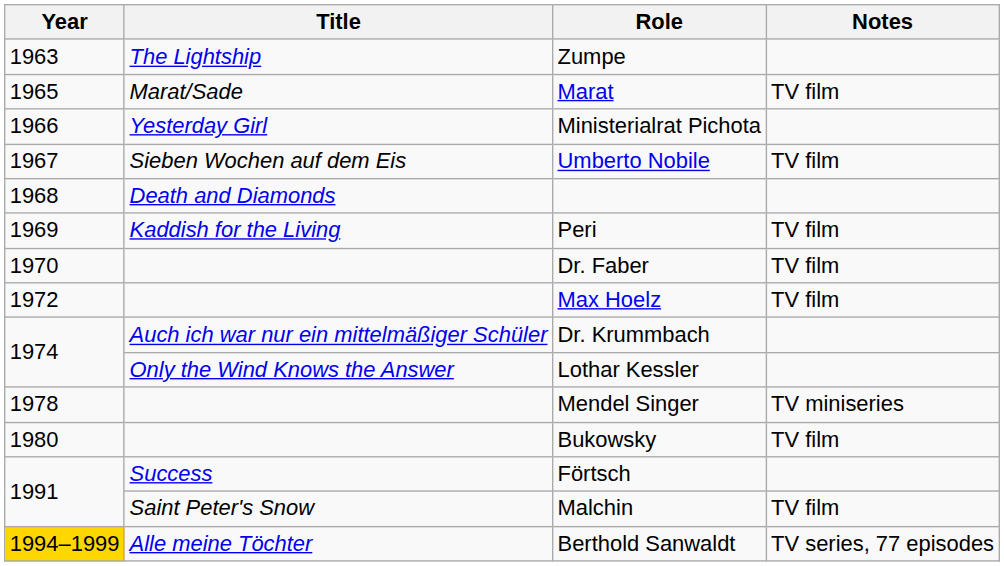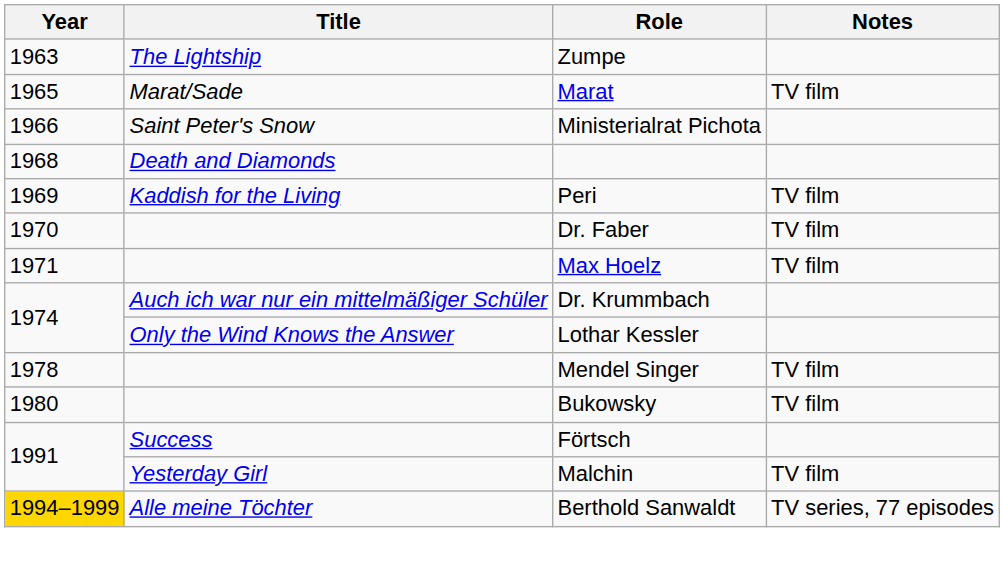(198, 126) Yesterday Girl -> (222, 126) Saint Peter's Snow
- row: (634, 160)
(34, 299) 1972 -> (34, 265) 1971
(837, 404) TV miniseries -> (805, 369) TV film
(222, 508) Saint Peter's Snow -> (198, 473) Yesterday Girl
